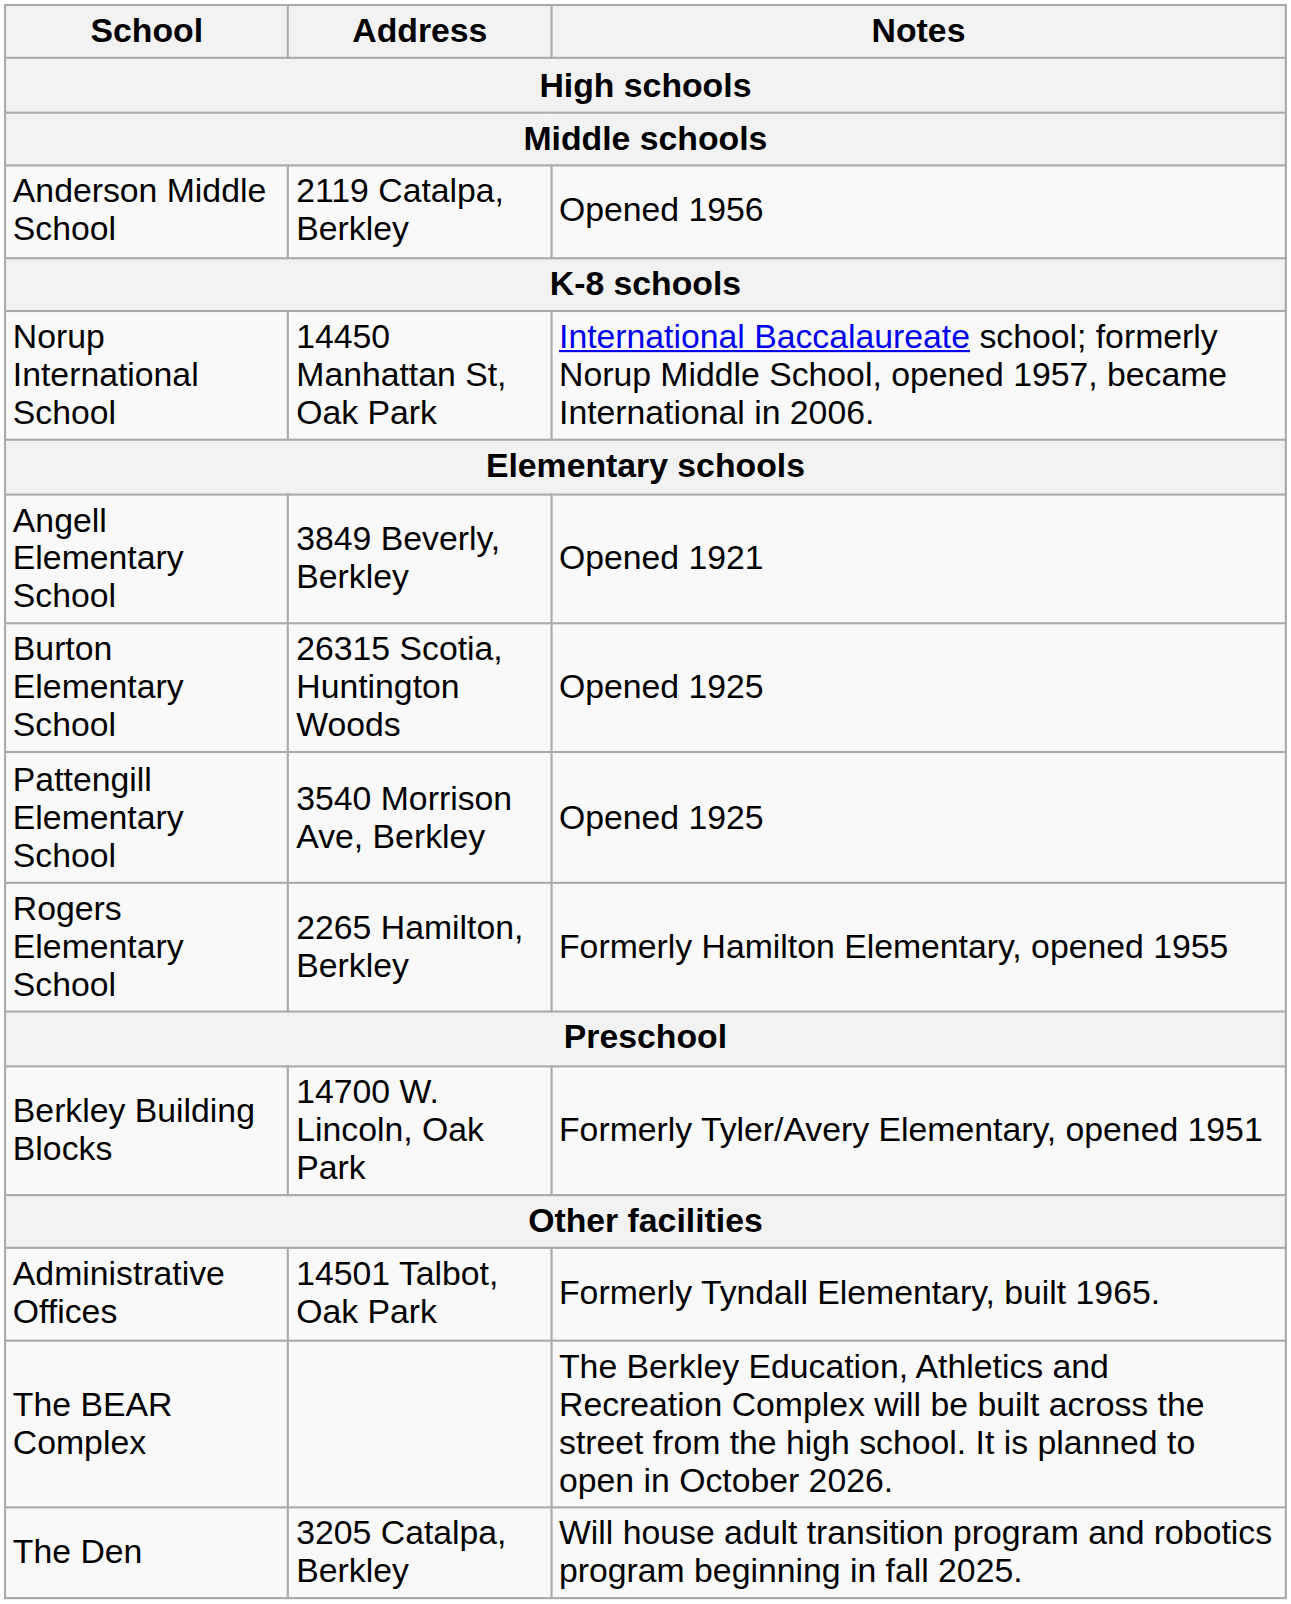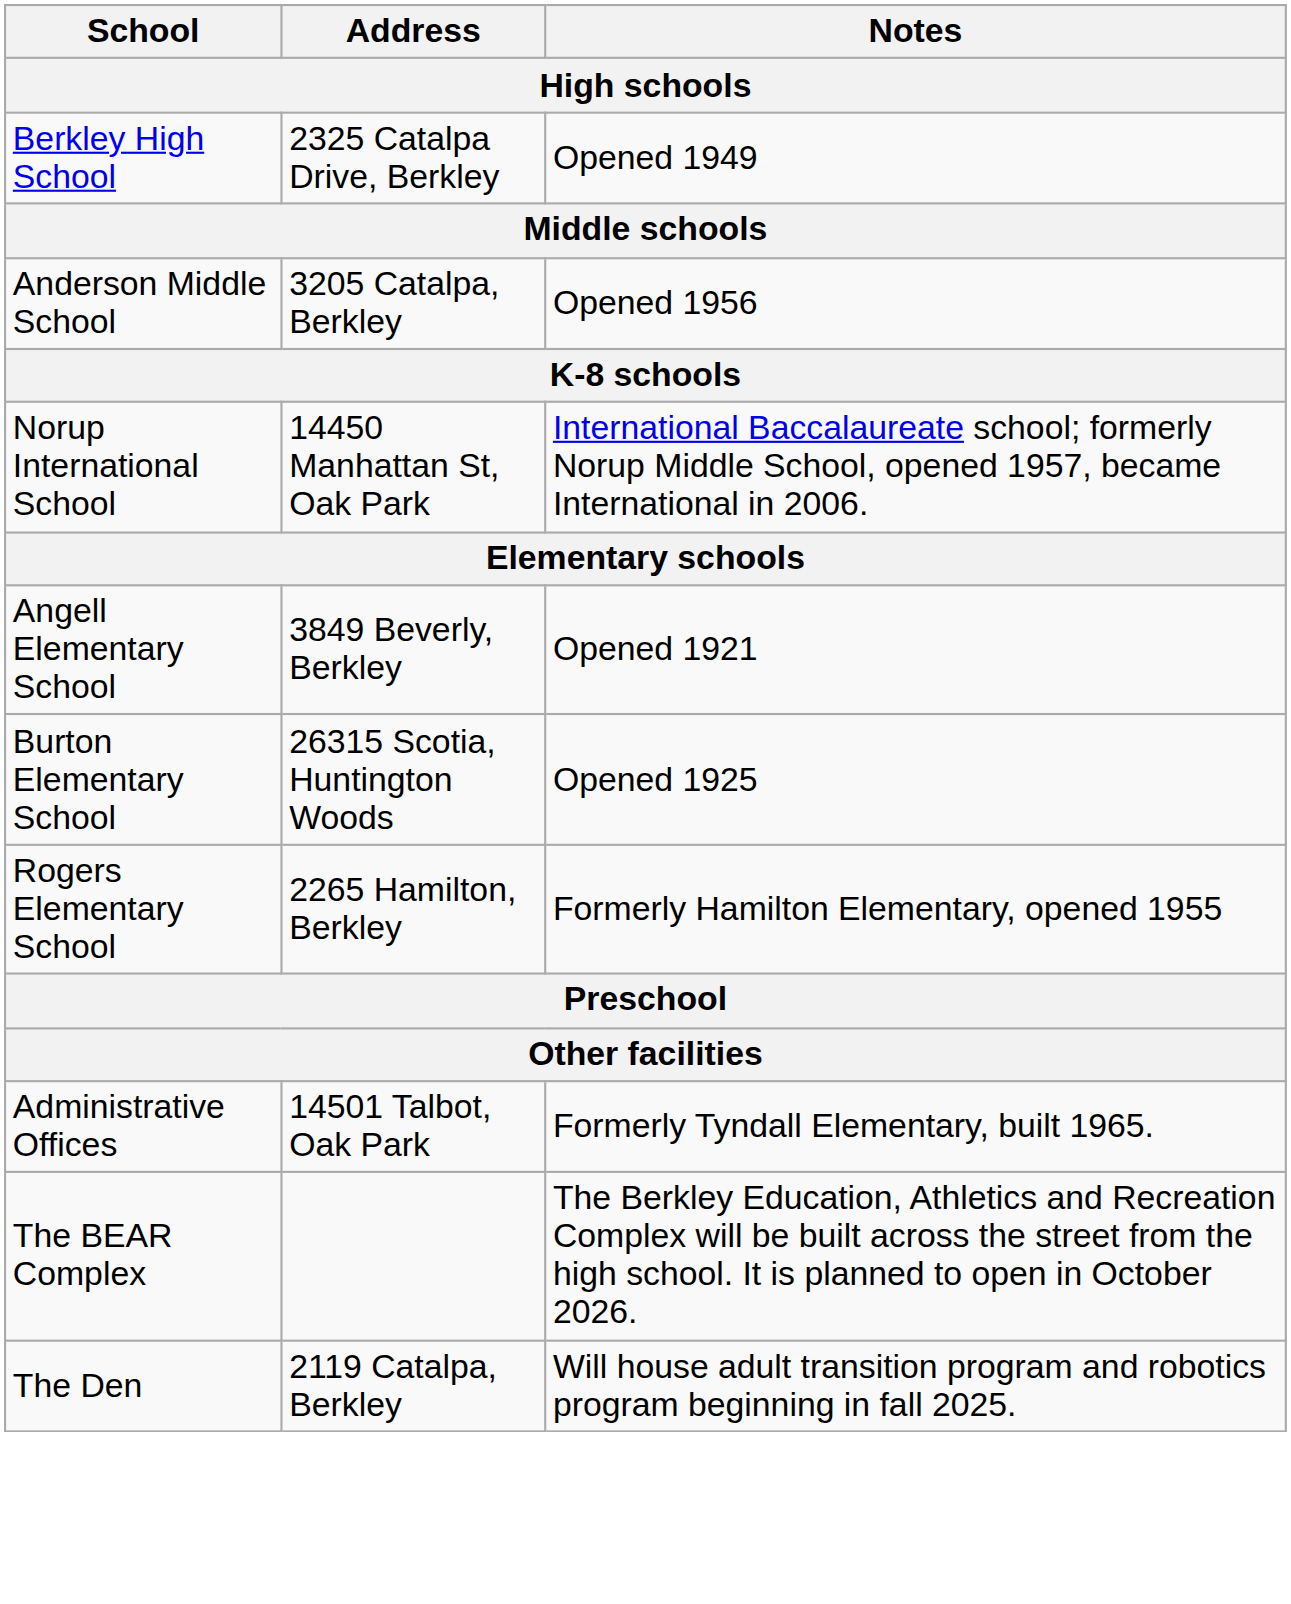+ row: (109, 157)
(400, 210) 2119 Catalpa, Berkley -> (394, 302) 3205 Catalpa, Berkley
- row: (98, 816)
- row: (134, 1129)
(401, 1552) 3205 Catalpa, Berkley -> (393, 1385) 2119 Catalpa, Berkley
